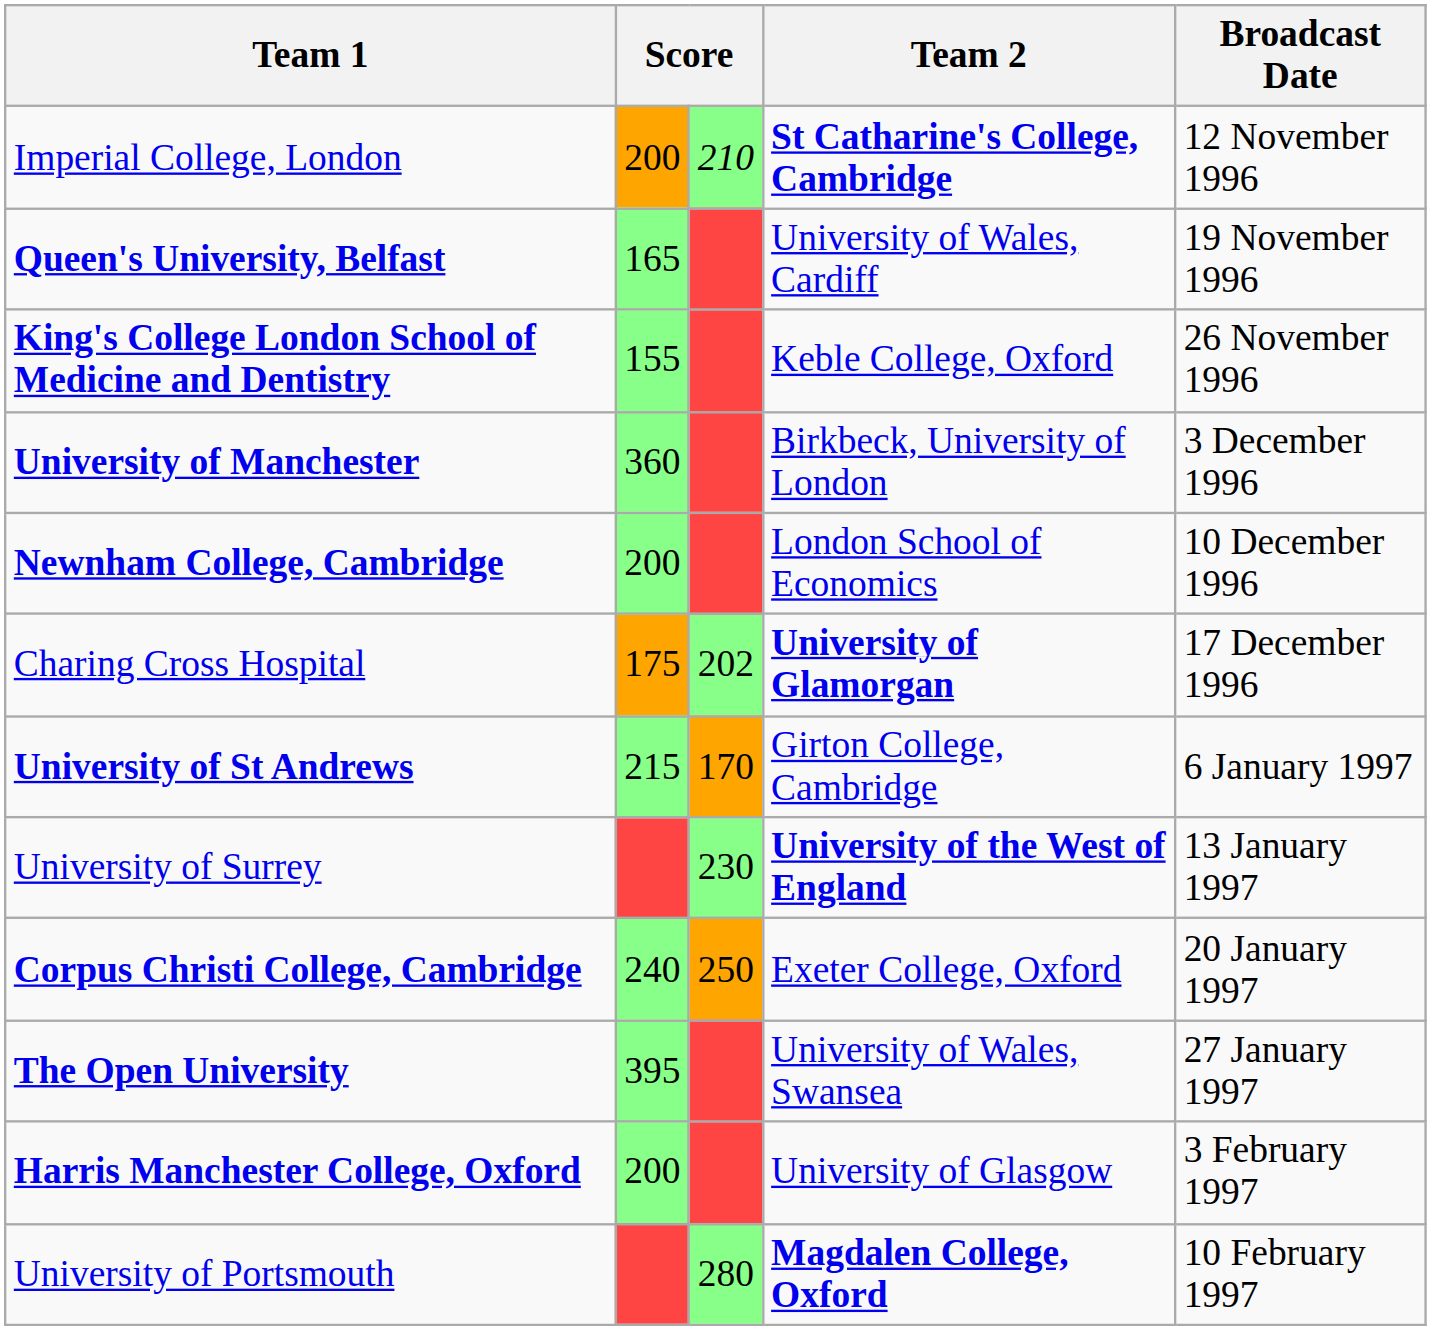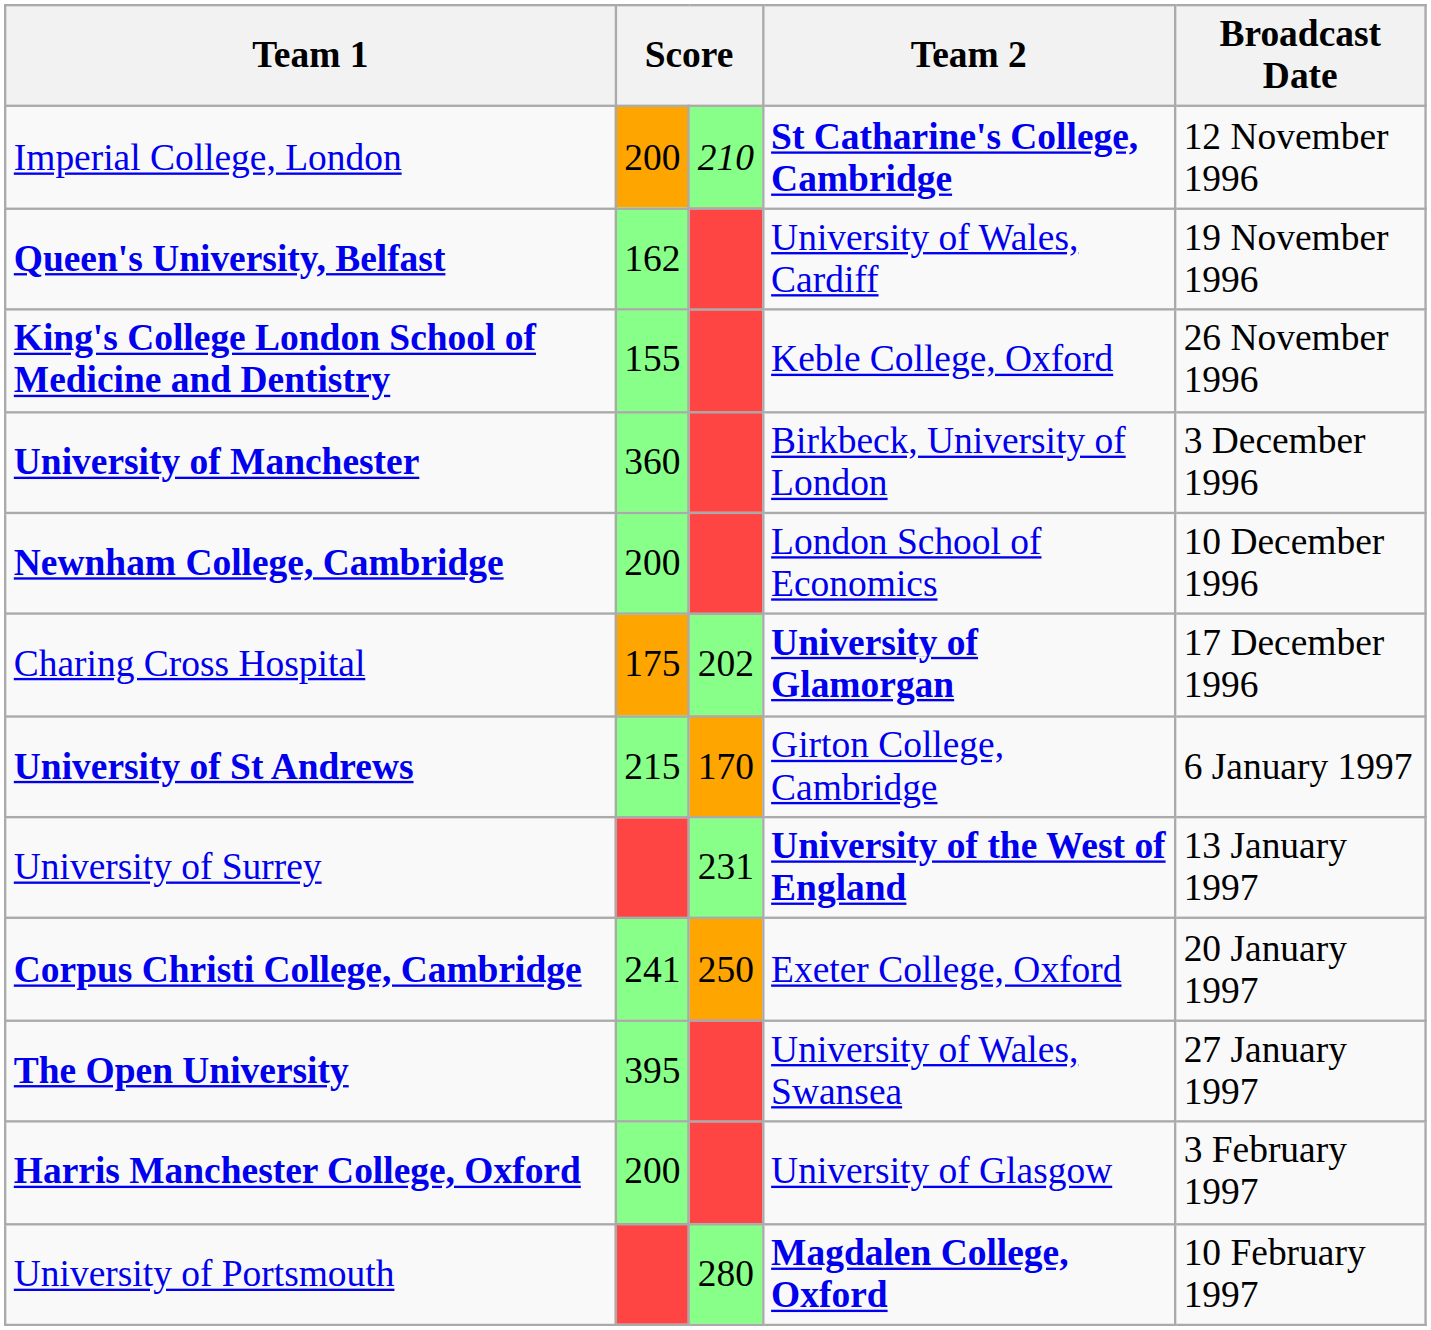(652, 258) 165 -> (652, 258) 162
(726, 867) 230 -> (726, 867) 231
(652, 968) 240 -> (652, 968) 241
